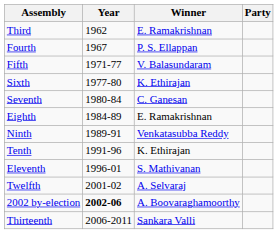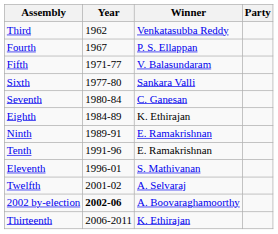(175, 30) E. Ramakrishnan -> (183, 30) Venkatasubba Reddy
(164, 82) K. Ethirajan -> (166, 82) Sankara Valli
(175, 116) E. Ramakrishnan -> (164, 116) K. Ethirajan
(183, 133) Venkatasubba Reddy -> (175, 133) E. Ramakrishnan
(164, 151) K. Ethirajan -> (175, 151) E. Ramakrishnan
(166, 220) Sankara Valli -> (164, 220) K. Ethirajan
